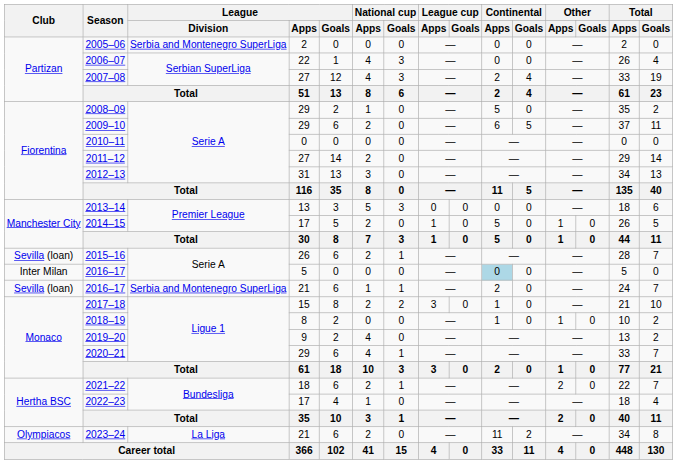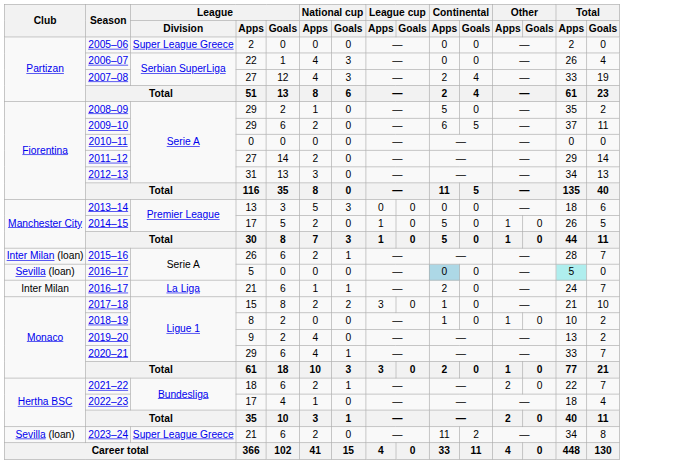(208, 45) Serbia and Montenegro SuperLiga -> (183, 45) Super League Greece
(44, 256) Sevilla (loan) -> (45, 256) Inter Milan (loan)
(44, 272) Inter Milan -> (45, 272) Sevilla (loan)
(624, 272) no background -> (571, 272) paleturquoise background
(44, 288) Sevilla (loan) -> (45, 288) Inter Milan
(208, 288) Serbia and Montenegro SuperLiga -> (183, 288) La Liga
(44, 434) Olympiacos -> (45, 434) Sevilla (loan)
(208, 434) La Liga -> (183, 434) Super League Greece
